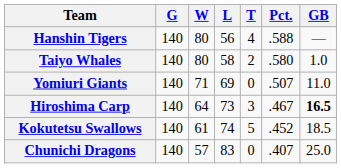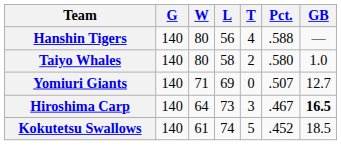(319, 83) 11.0 -> (319, 83) 12.7
- row: (80, 151)
